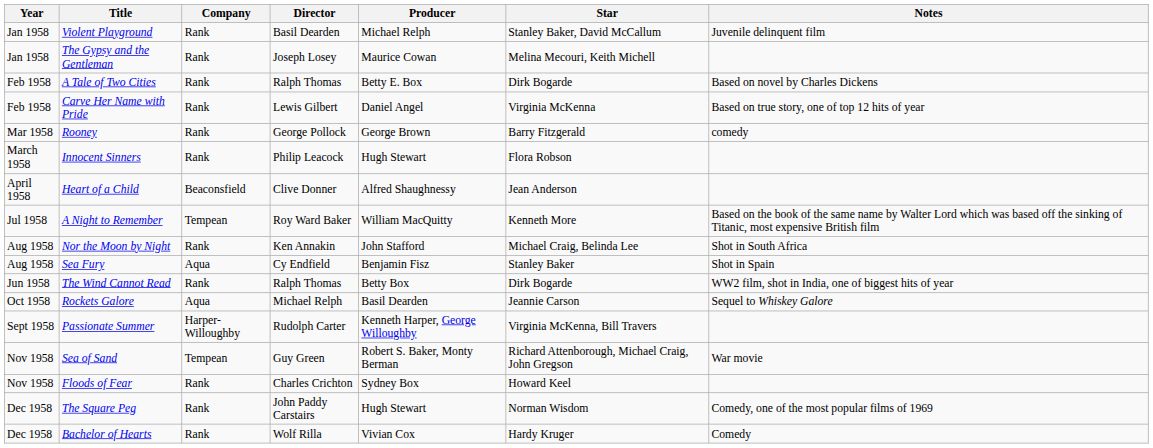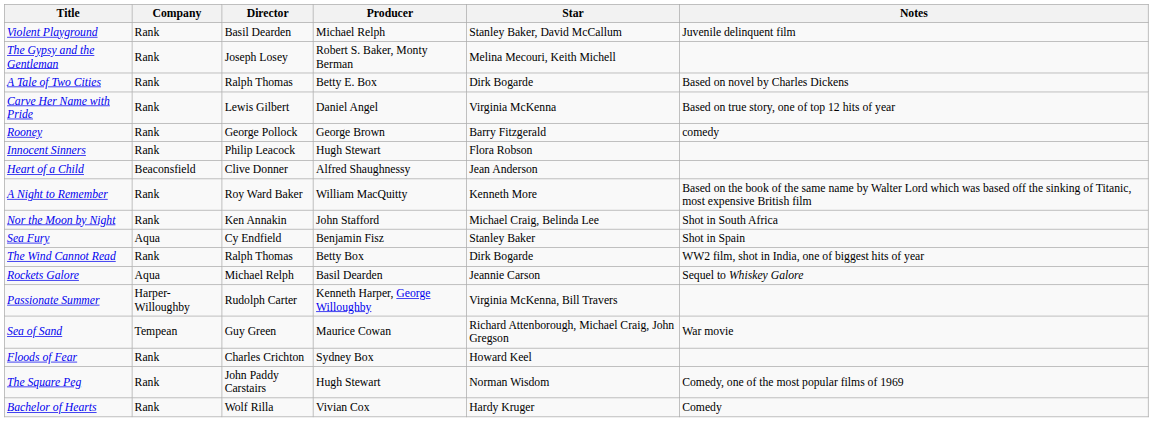- column: (32, 13)
(399, 57) Maurice Cowan -> (372, 57) Robert S. Baker, Monty Berman
(206, 221) Tempean -> (147, 194) Rank
(417, 358) Robert S. Baker, Monty Berman -> (354, 332) Maurice Cowan
